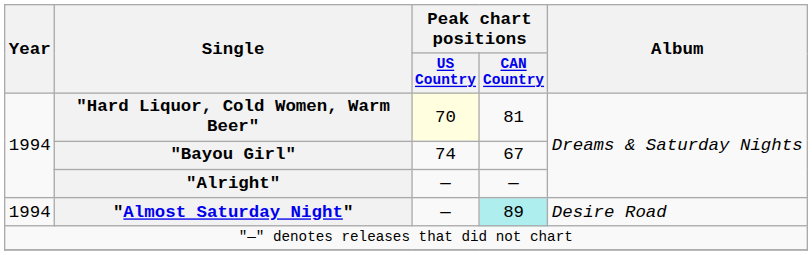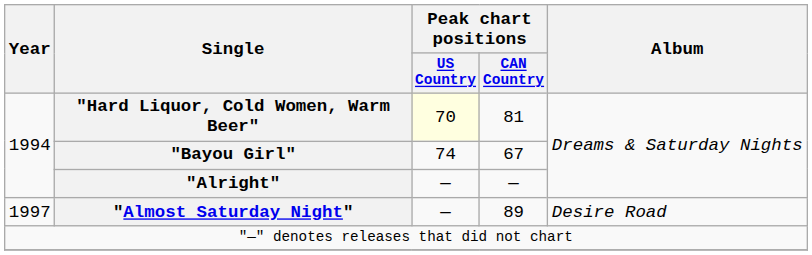(30, 212) 1994 -> (30, 212) 1997
(514, 212) paleturquoise background -> (514, 212) no background
